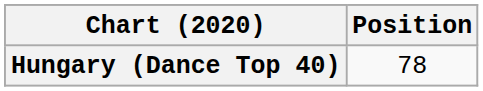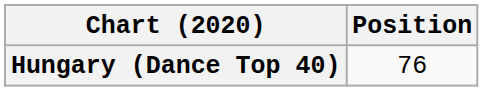(412, 66) 78 -> (412, 66) 76
